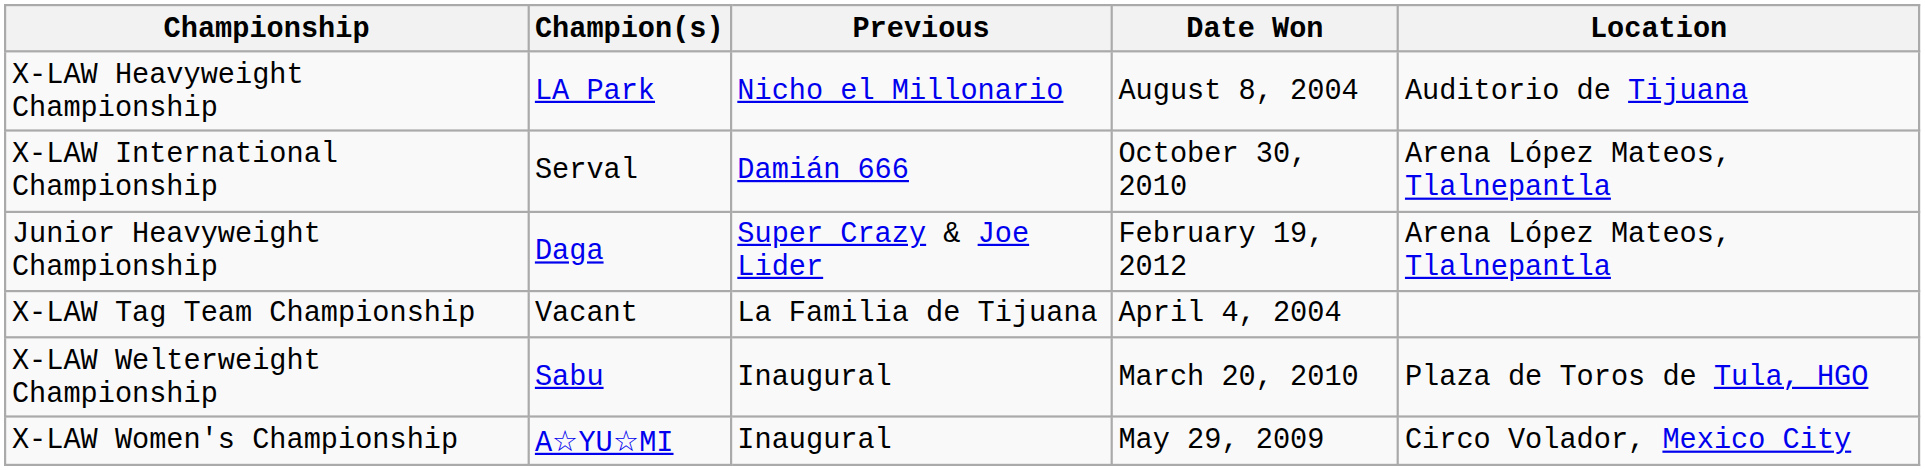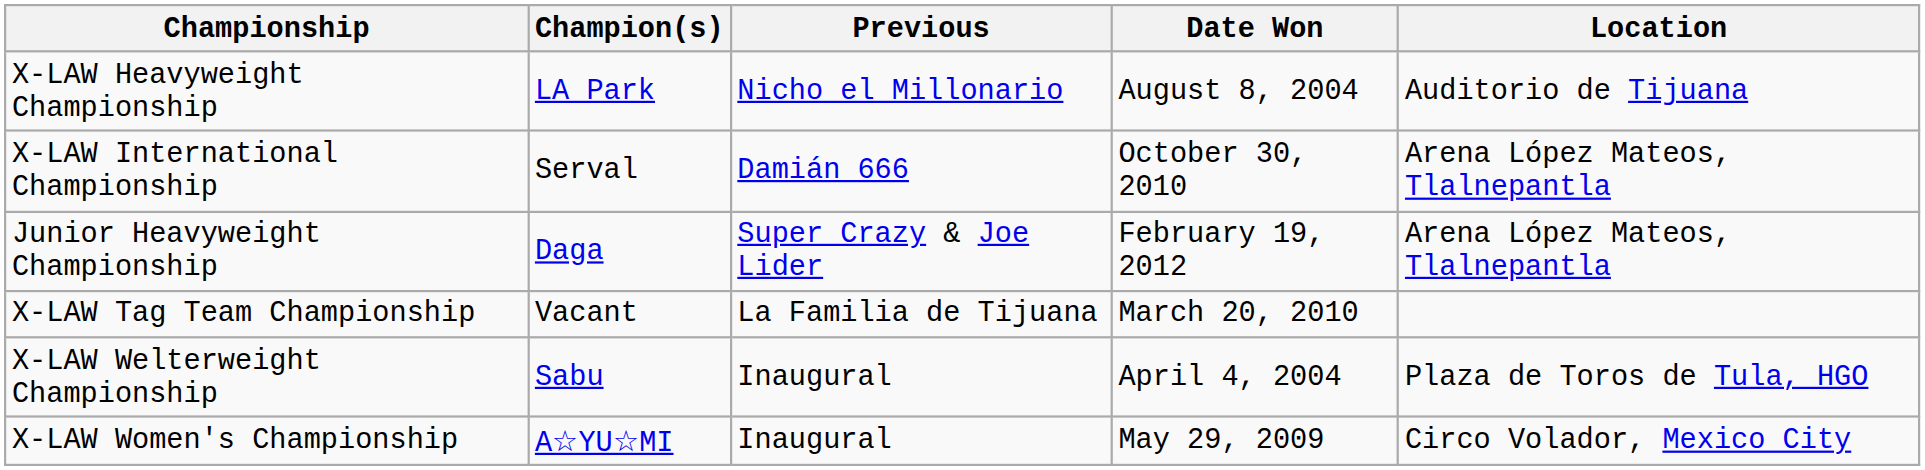(1230, 314) April 4, 2004 -> (1239, 314) March 20, 2010
(1239, 377) March 20, 2010 -> (1230, 377) April 4, 2004
